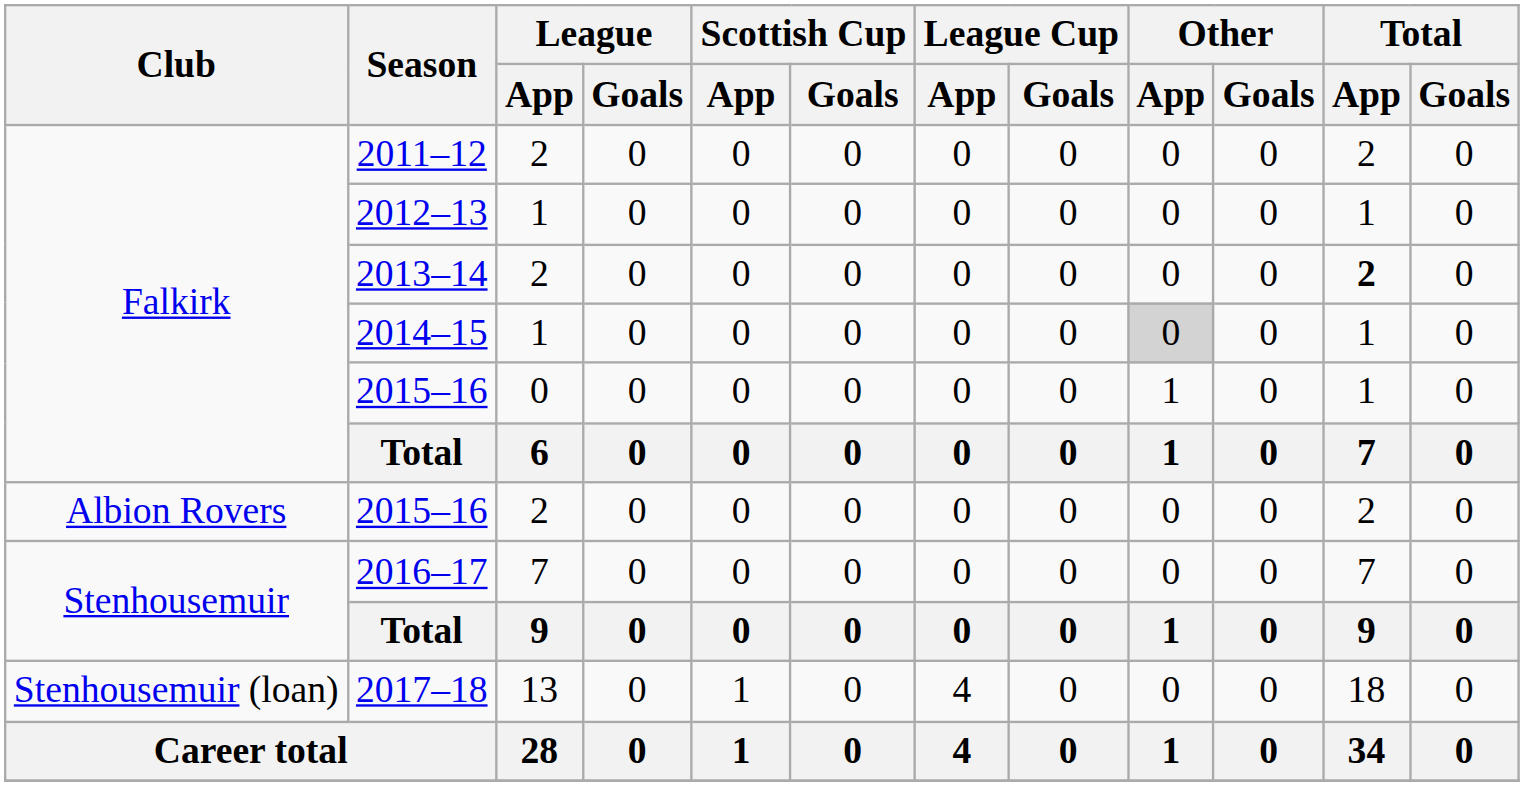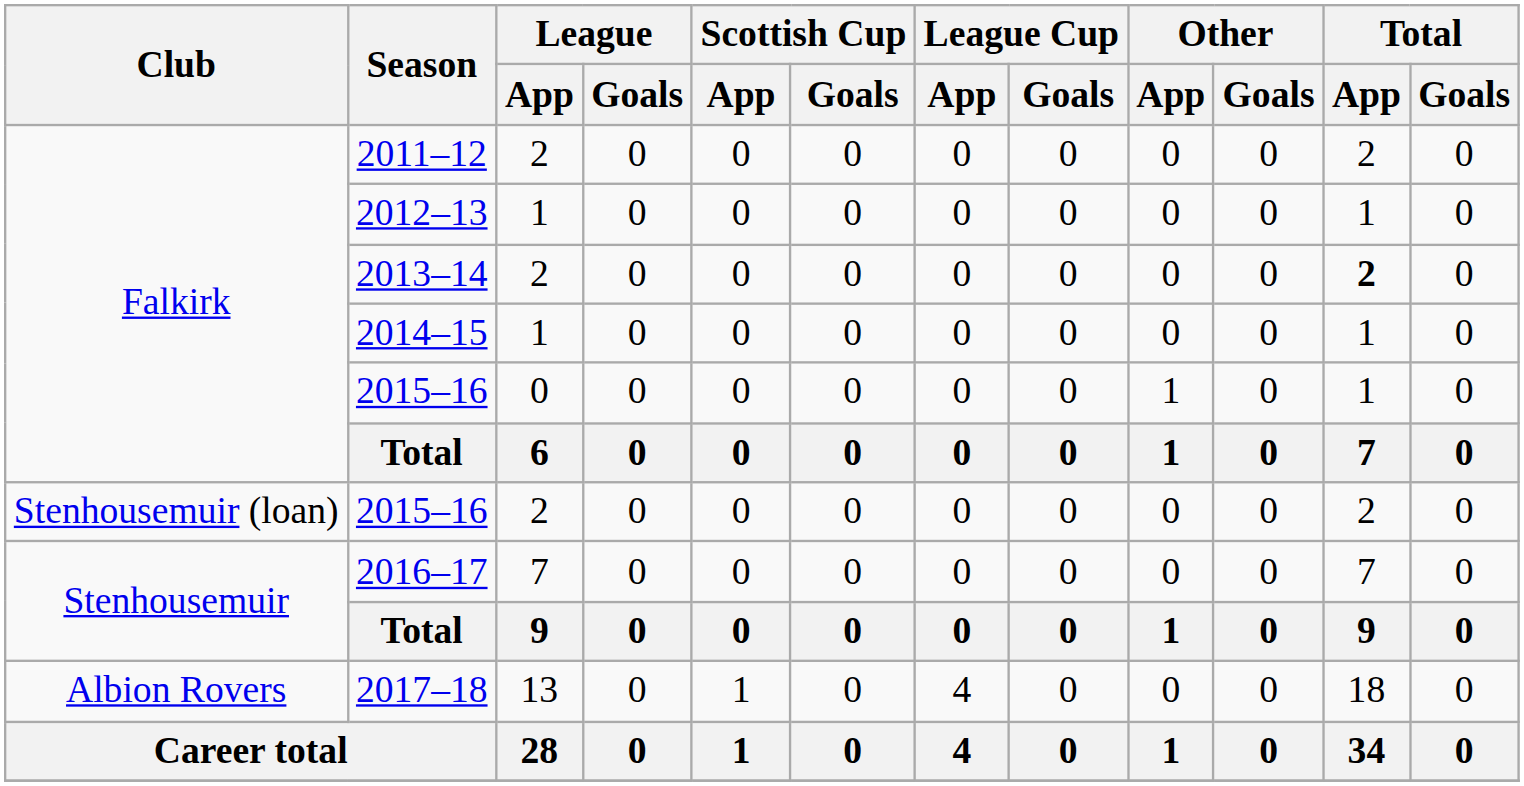(1171, 332) lightgrey background -> (1171, 332) no background
(176, 511) Albion Rovers -> (176, 511) Stenhousemuir (loan)
(176, 690) Stenhousemuir (loan) -> (176, 690) Albion Rovers
